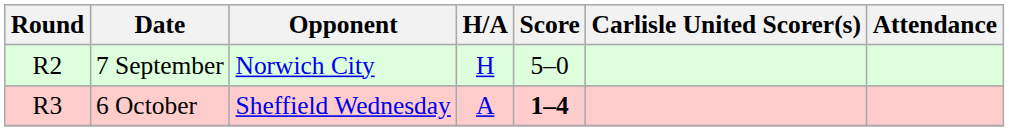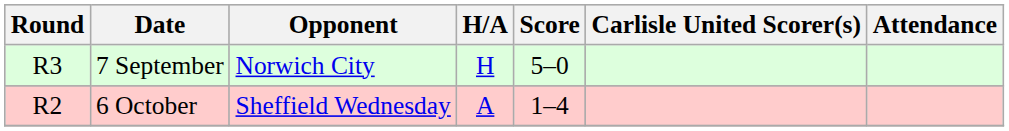(47, 65) R2 -> (47, 65) R3
(47, 105) R3 -> (47, 105) R2
(550, 105) bold -> (550, 105) normal
